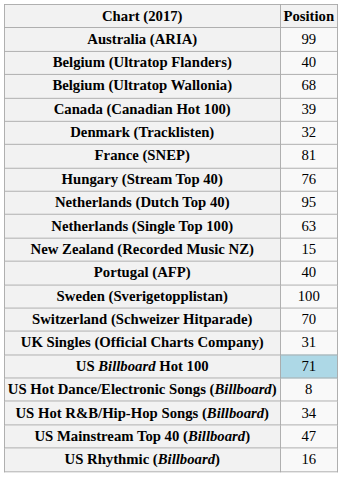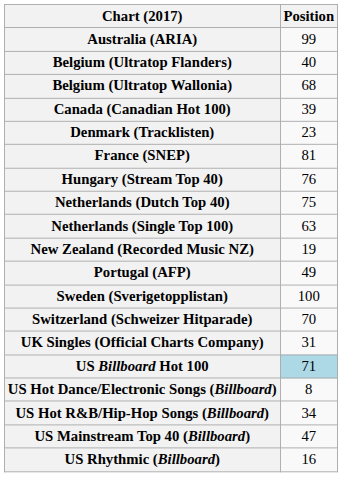(309, 132) 32 -> (309, 132) 23
(309, 202) 95 -> (309, 202) 75
(309, 249) 15 -> (309, 249) 19
(309, 272) 40 -> (309, 272) 49
